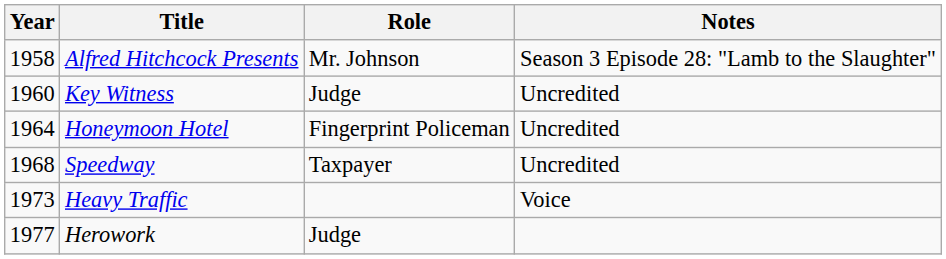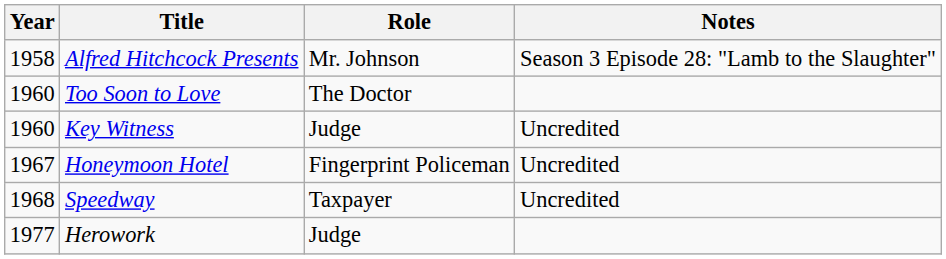+ row: (143, 93)
(32, 128) 1964 -> (32, 164) 1967
- row: (126, 199)
